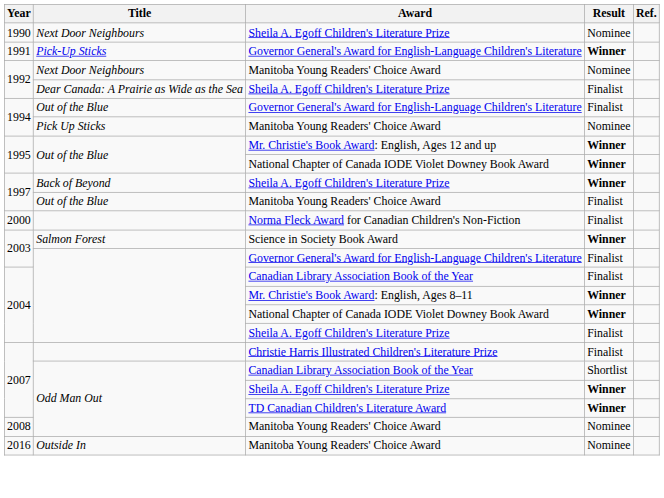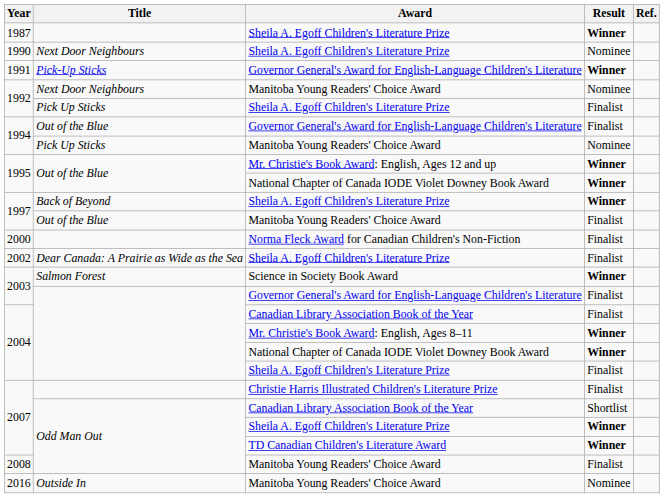+ row: (19, 32)
(140, 88) Dear Canada: A Prairie as Wide as the Sea -> (71, 107) Pick Up Sticks
+ row: (19, 257)
(609, 426) Nominee -> (605, 464) Finalist
